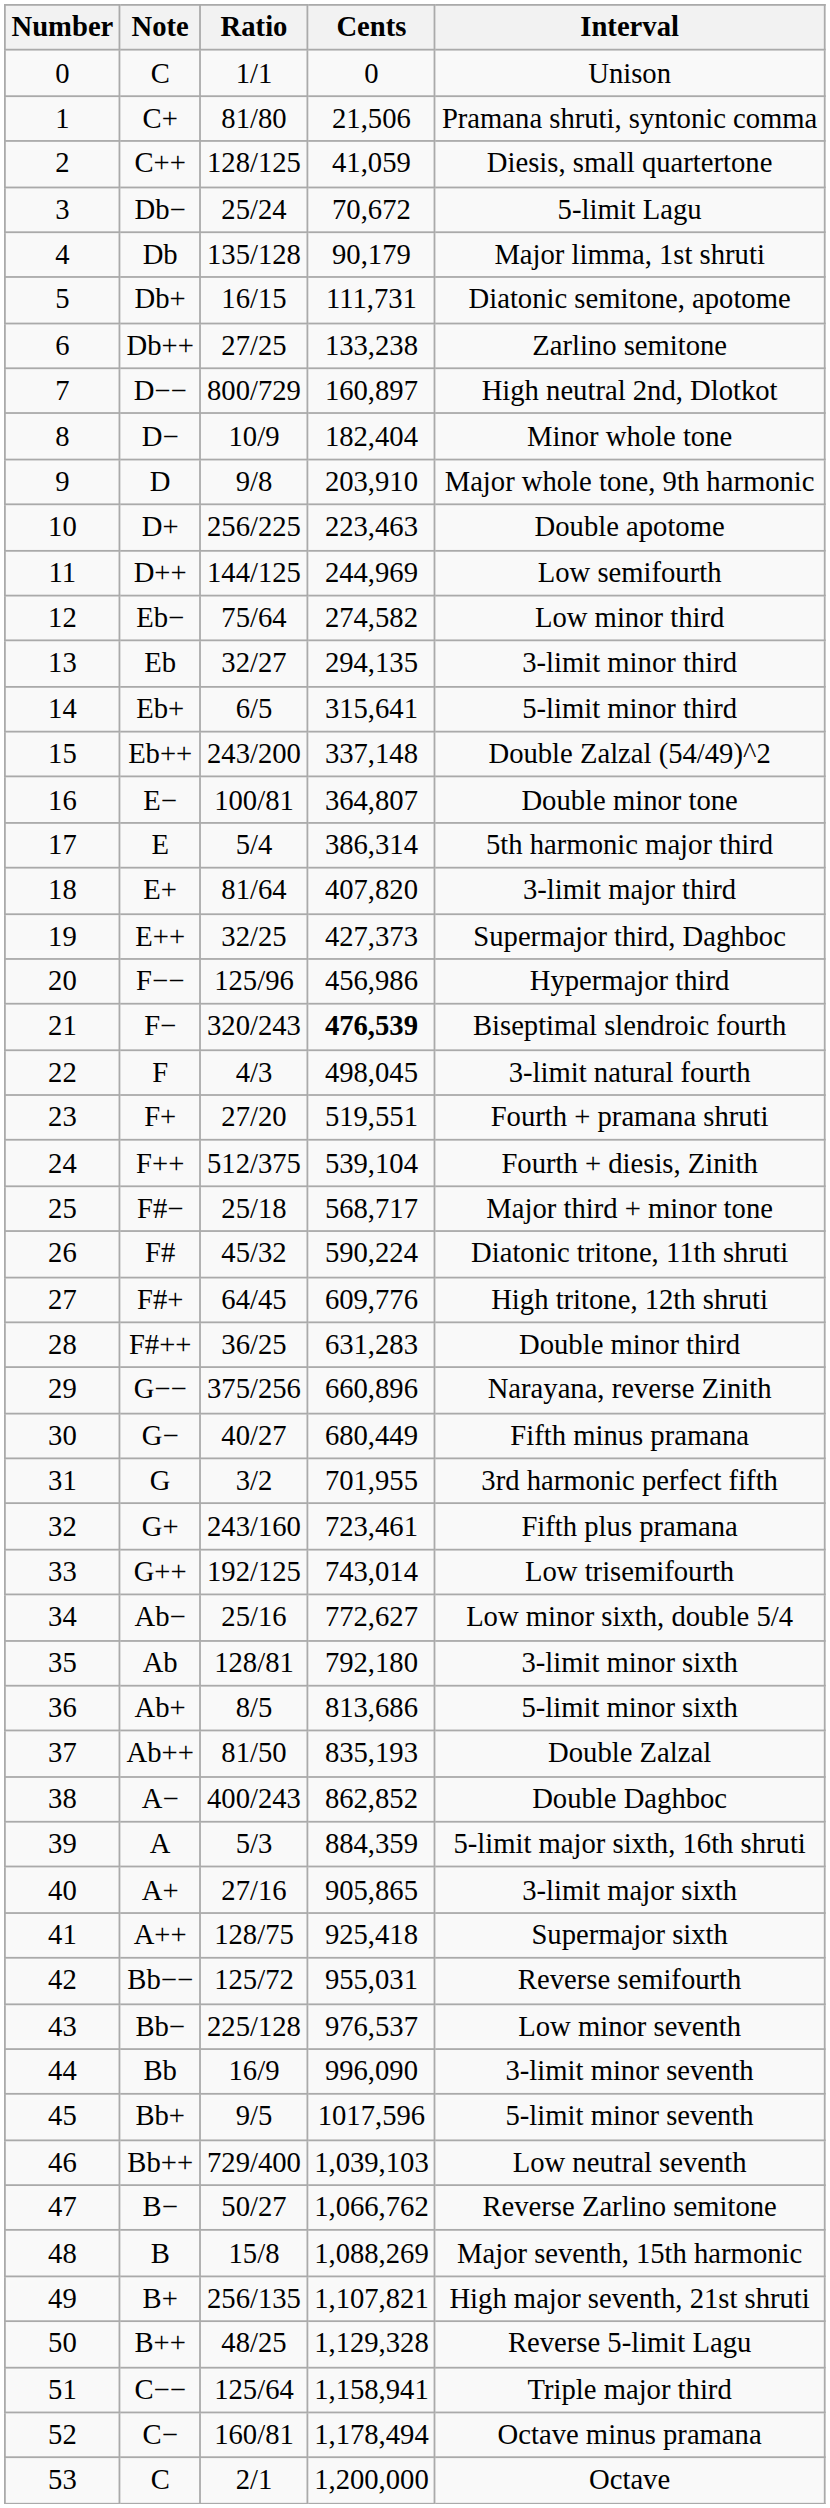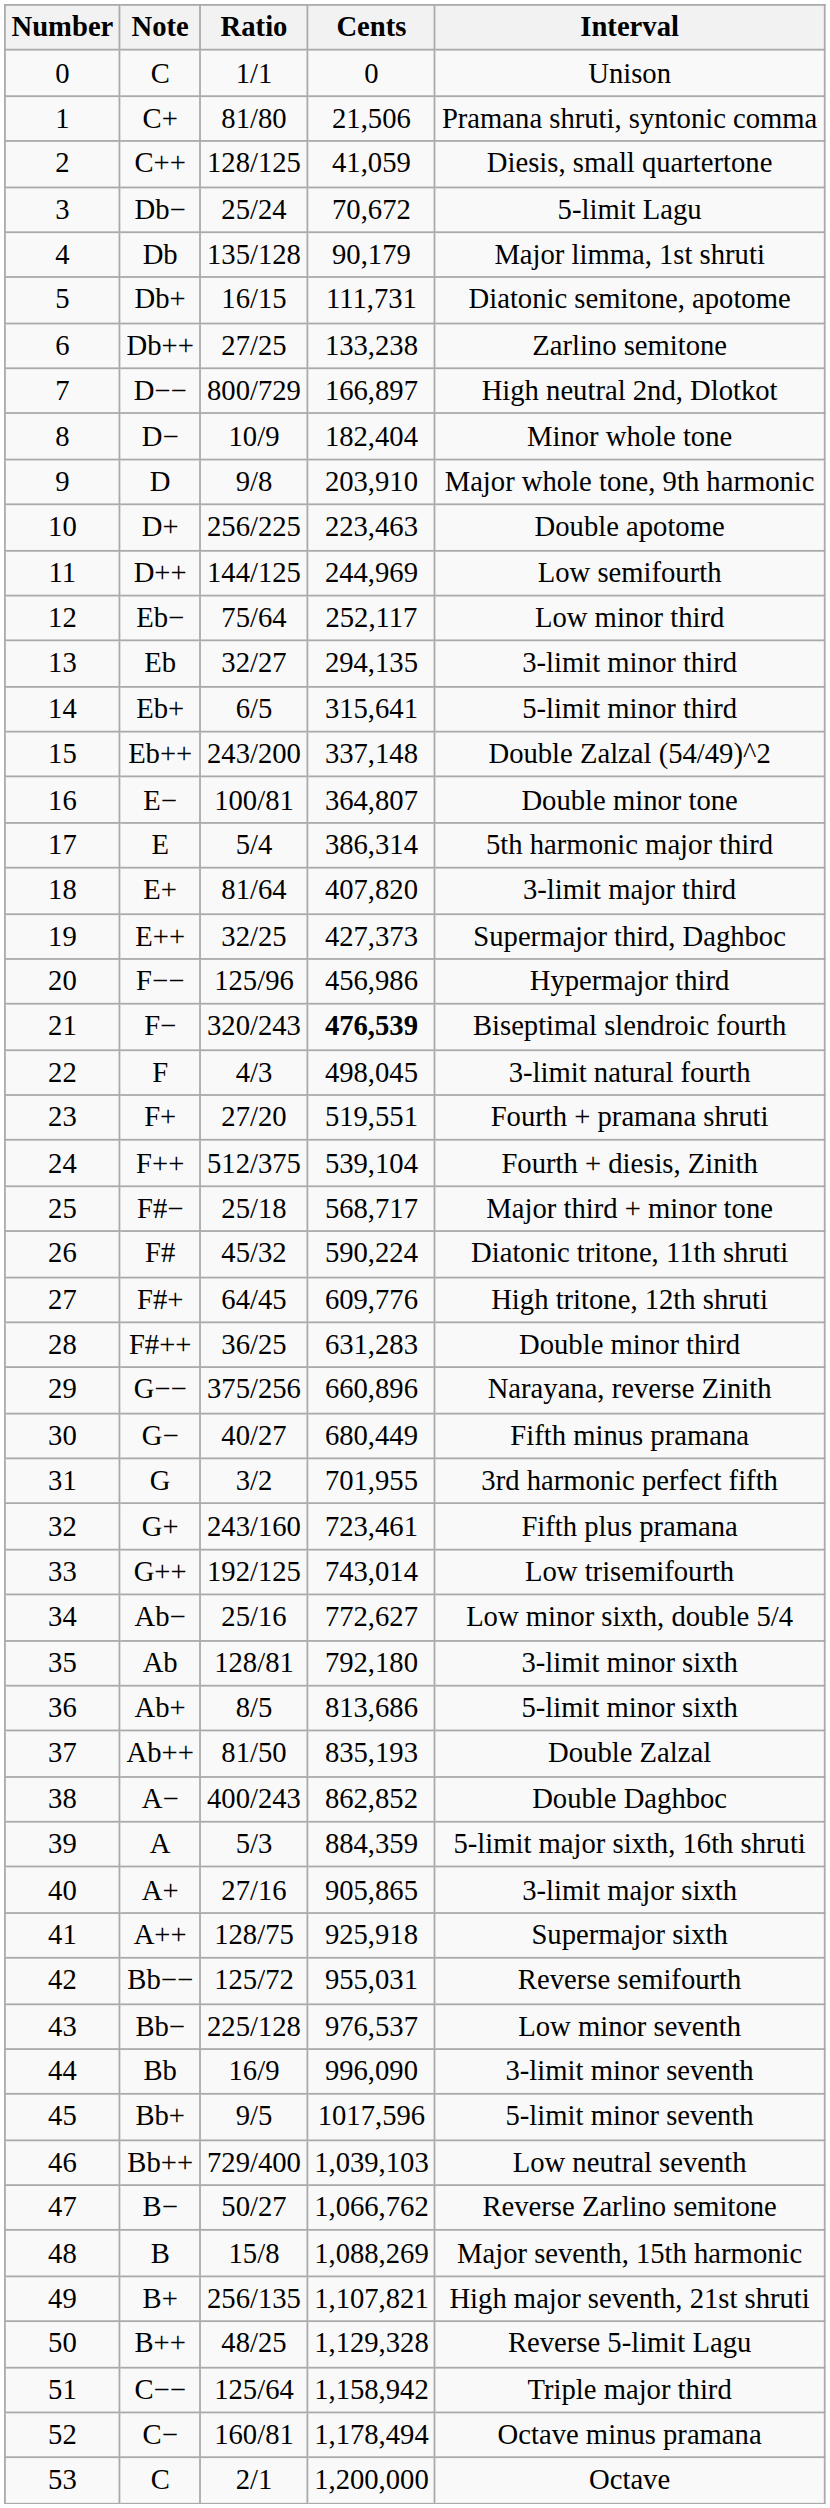(371, 390) 160,897 -> (371, 390) 166,897
(371, 617) 274,582 -> (371, 617) 252,117
(371, 1934) 925,418 -> (371, 1934) 925,918
(371, 2389) 1,158,941 -> (371, 2389) 1,158,942
